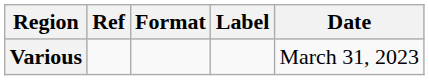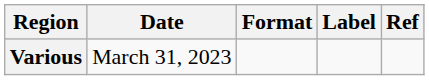columns swapped: (349, 21) <-> (109, 21)
